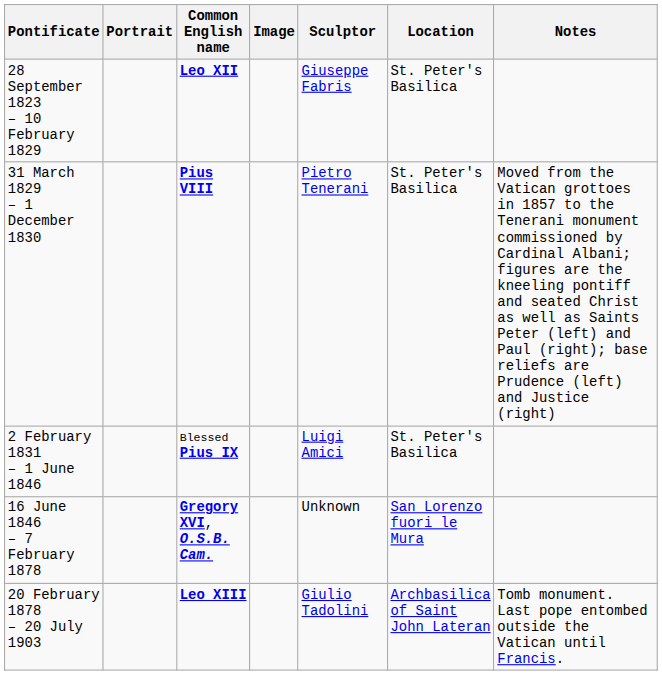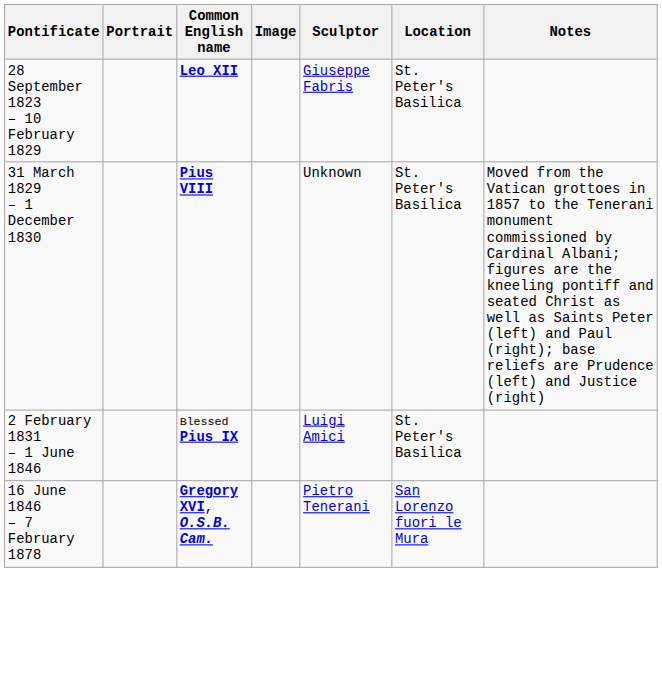(335, 182) Pietro Tenerani -> (332, 174) Unknown
(331, 508) Unknown -> (336, 500) Pietro Tenerani
- row: (54, 619)
